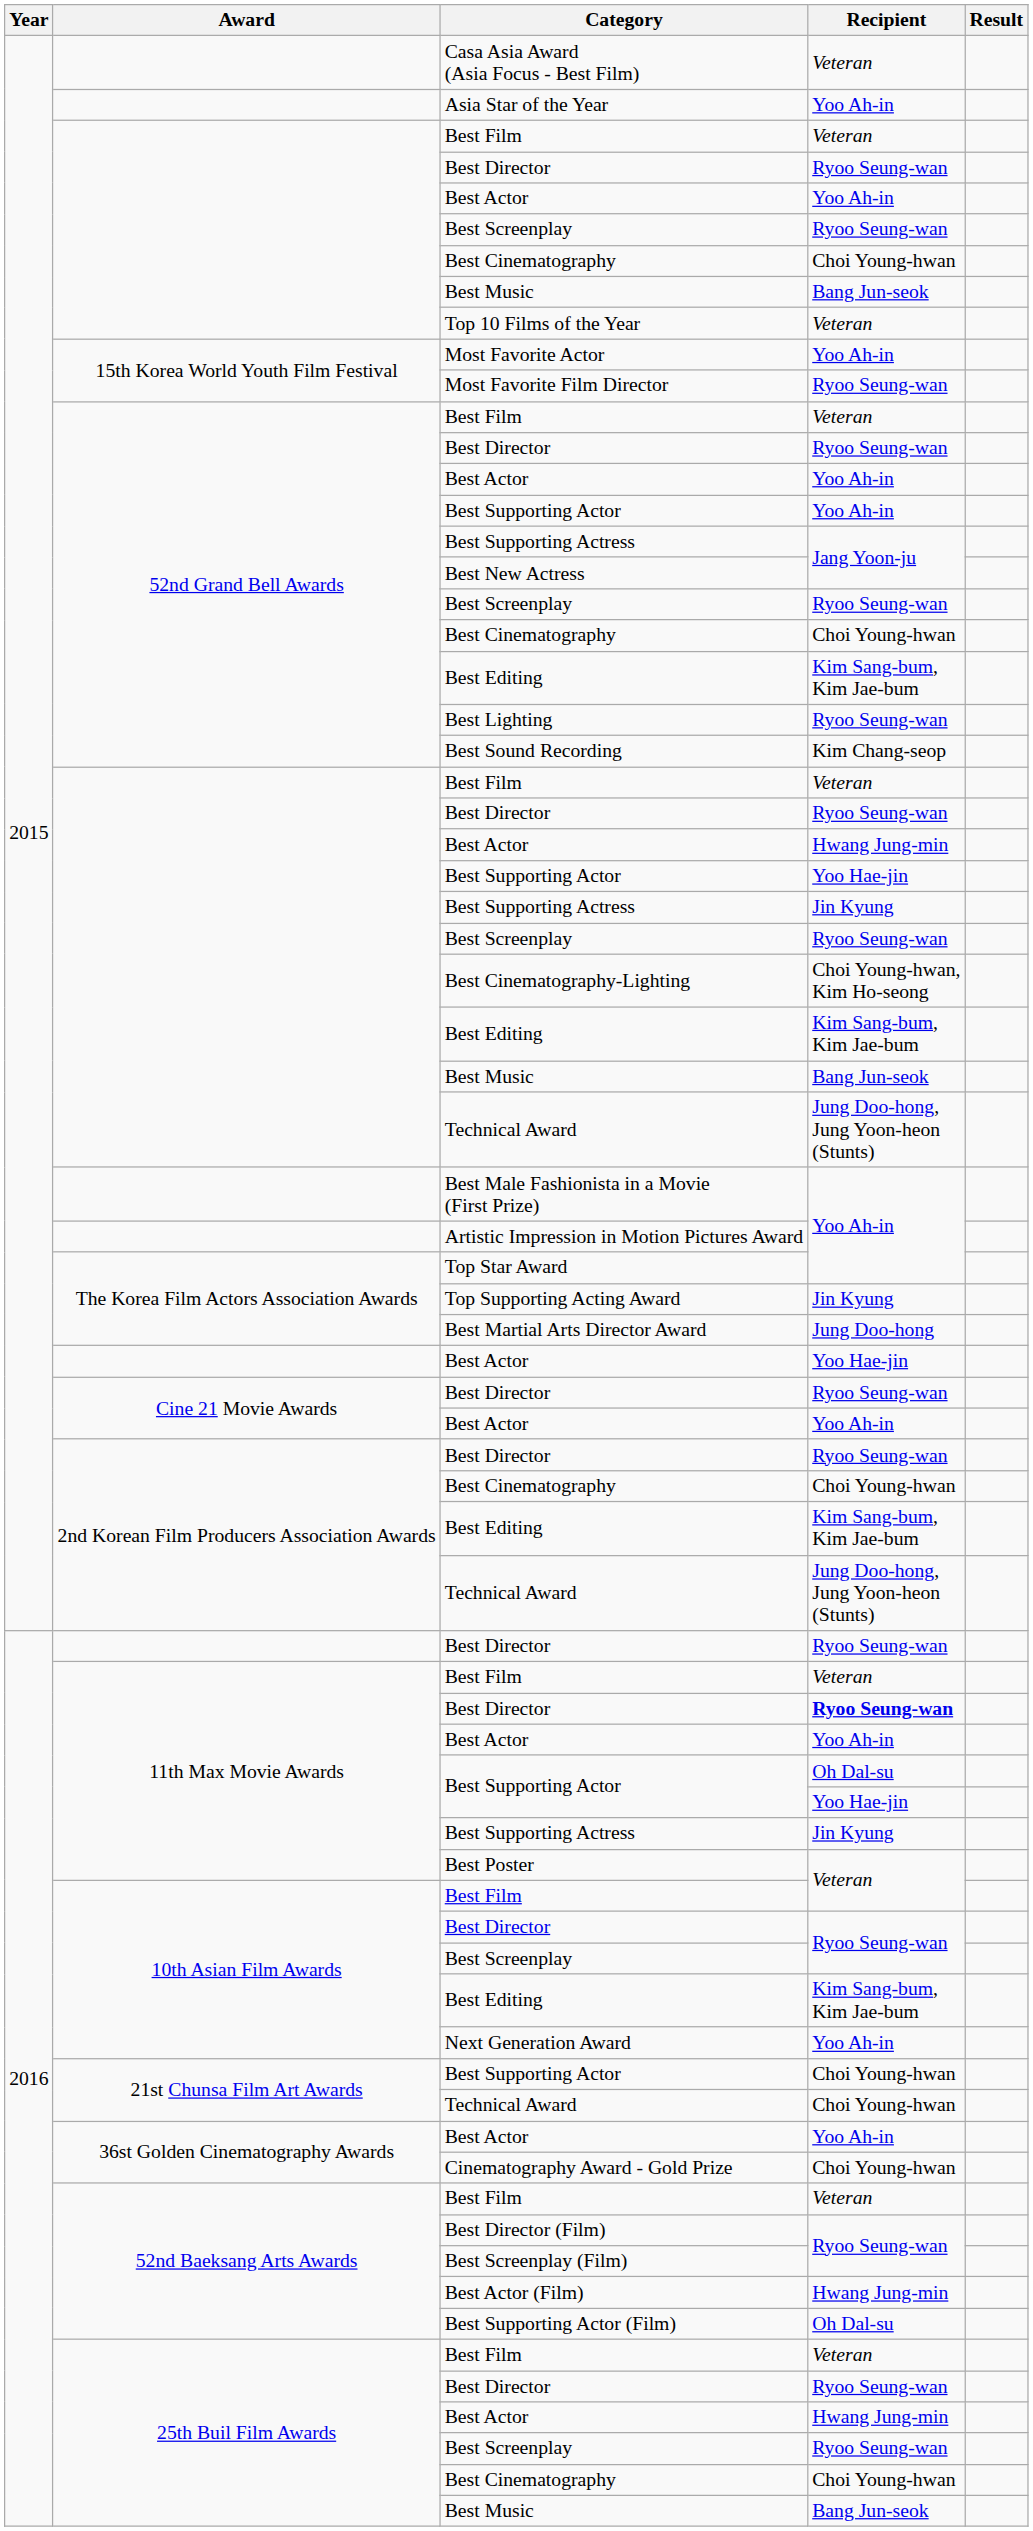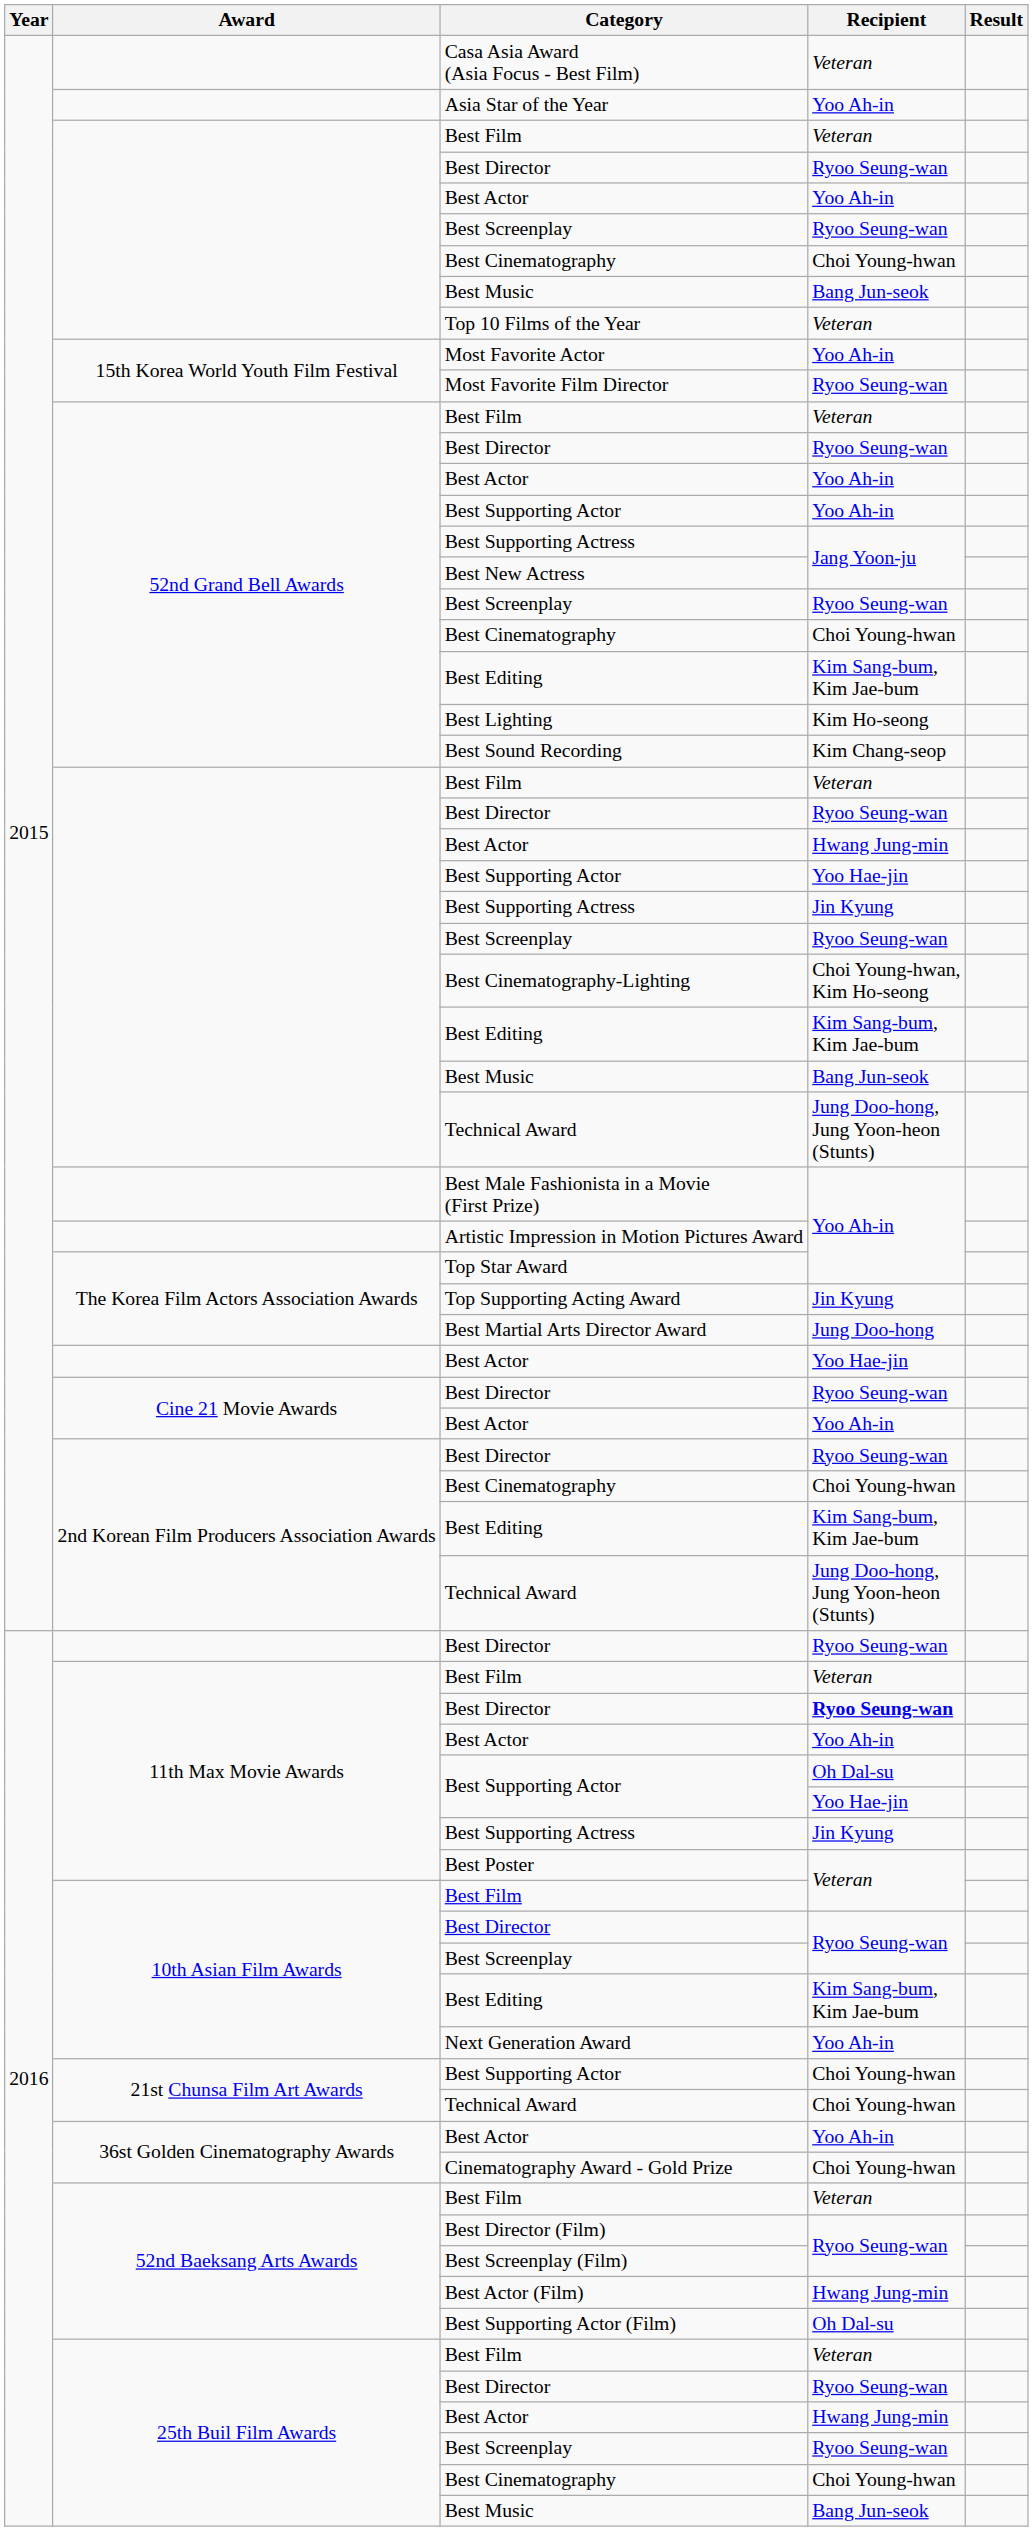(880, 719) Ryoo Seung-wan -> (870, 719) Kim Ho-seong
